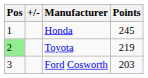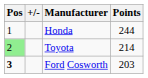(127, 30) 245 -> (127, 30) 244
(127, 47) 219 -> (127, 47) 214
(9, 65) normal -> (9, 65) bold
